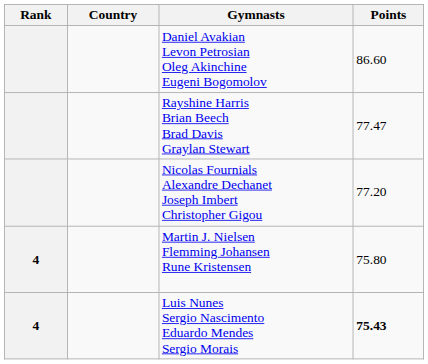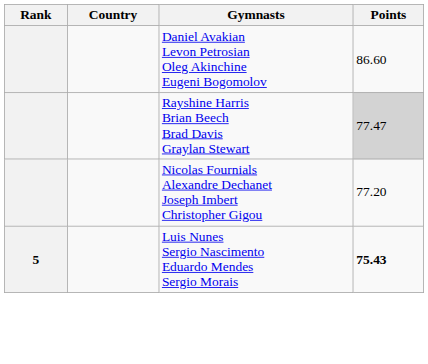(371, 125) no background -> (371, 125) lightgrey background
- row: (216, 259)
(36, 325) 4 -> (36, 259) 5
